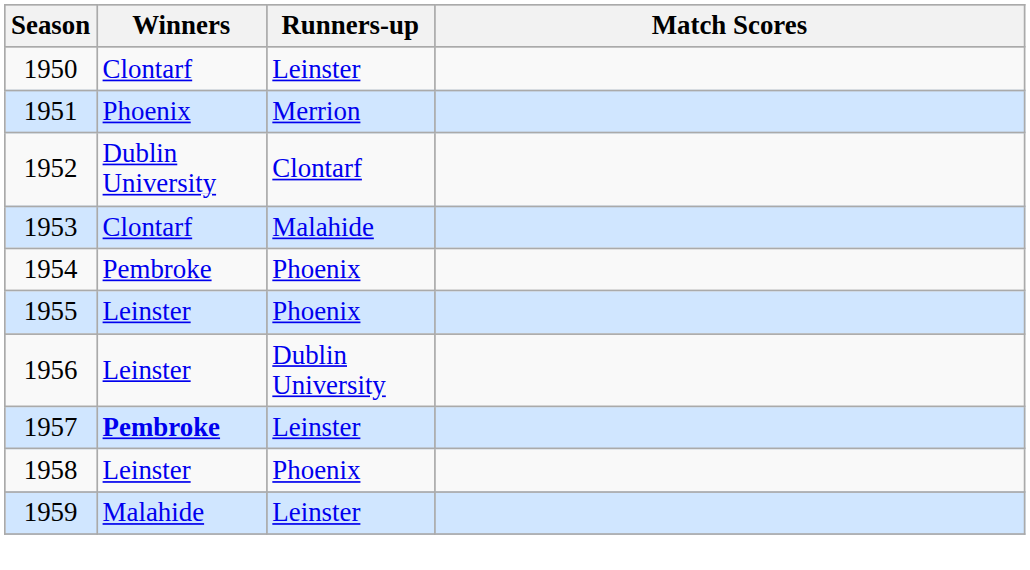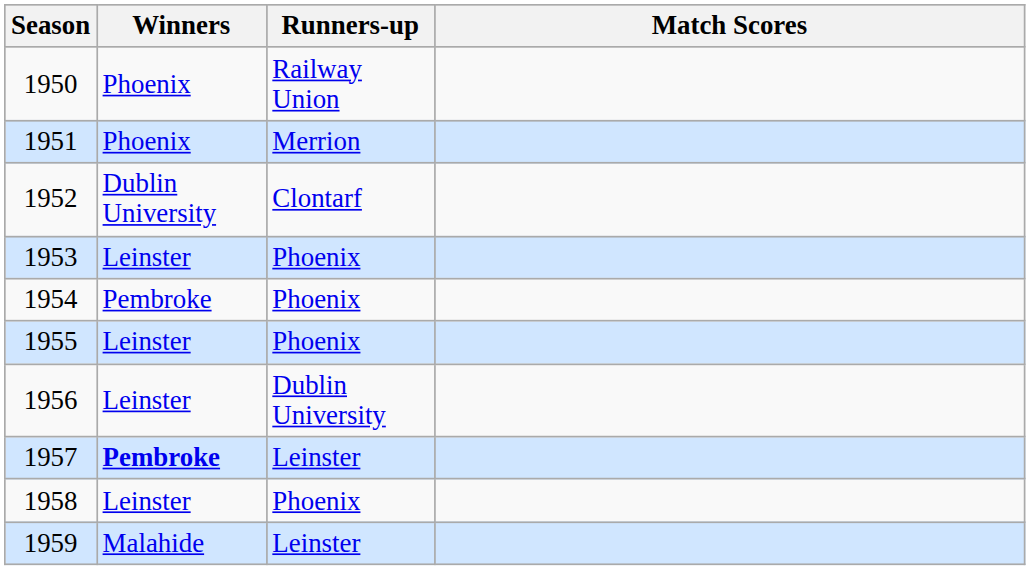(147, 68) Clontarf -> (147, 83) Phoenix
(316, 68) Leinster -> (317, 83) Railway Union
(147, 226) Clontarf -> (147, 256) Leinster
(323, 226) Malahide -> (316, 256) Phoenix
